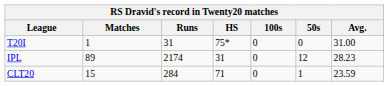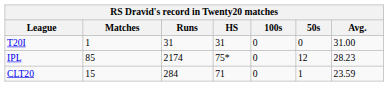(222, 43) 75* -> (220, 43) 31
(90, 58) 89 -> (90, 58) 85
(220, 58) 31 -> (222, 58) 75*
